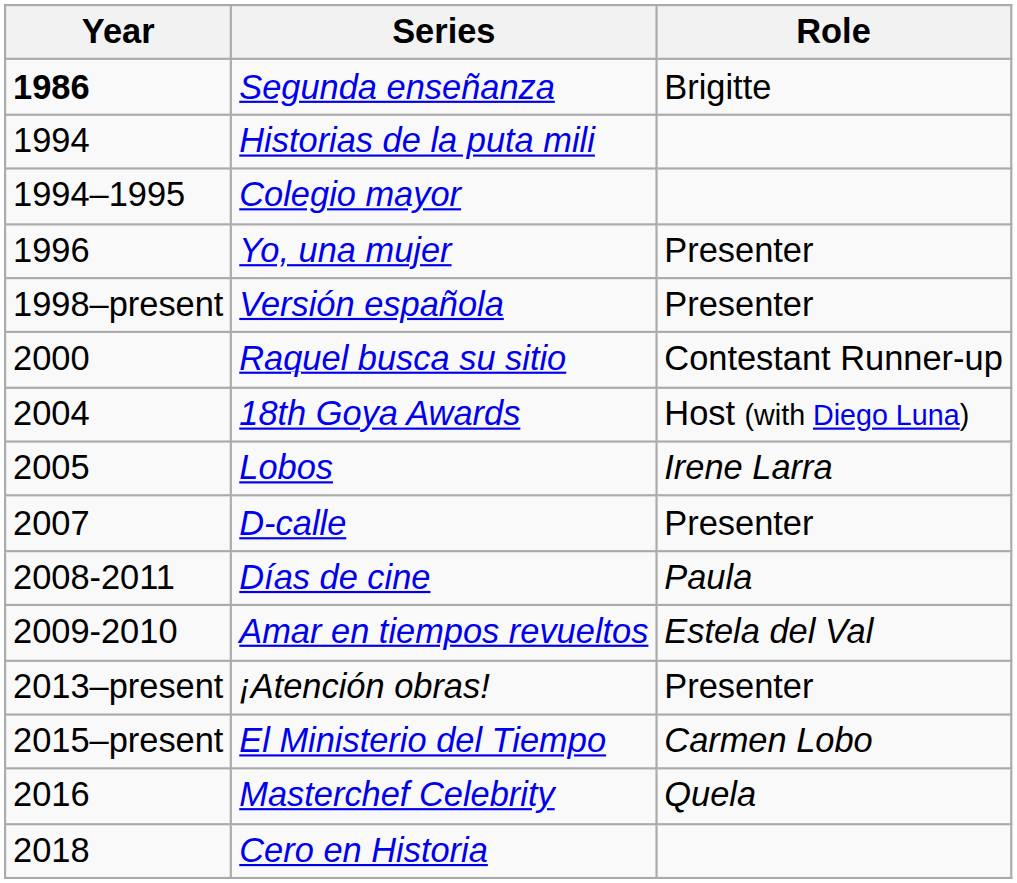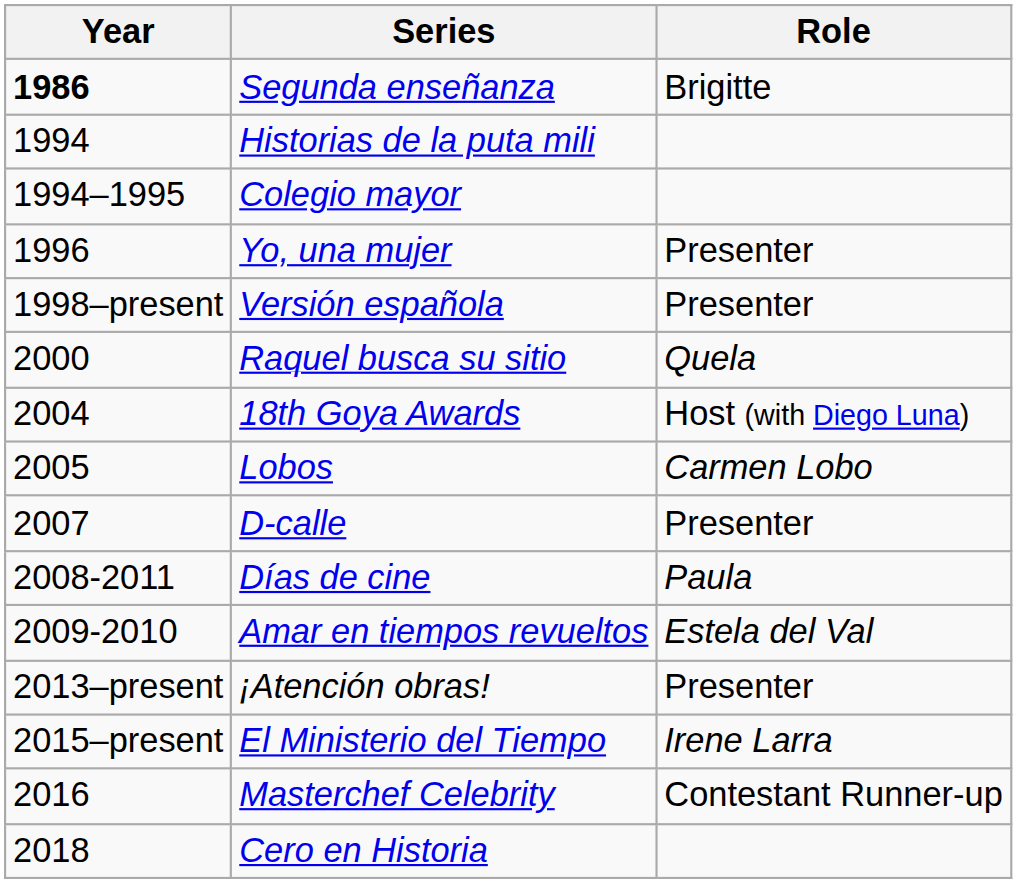(834, 359) Contestant Runner-up -> (710, 359) Quela
(748, 468) Irene Larra -> (769, 468) Carmen Lobo
(769, 741) Carmen Lobo -> (748, 741) Irene Larra
(710, 795) Quela -> (834, 795) Contestant Runner-up
